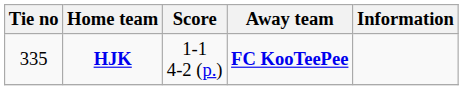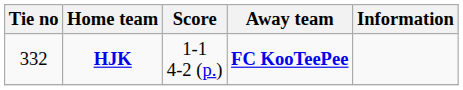(34, 59) 335 -> (34, 59) 332
